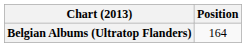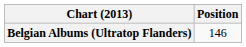(218, 33) 164 -> (218, 33) 146
